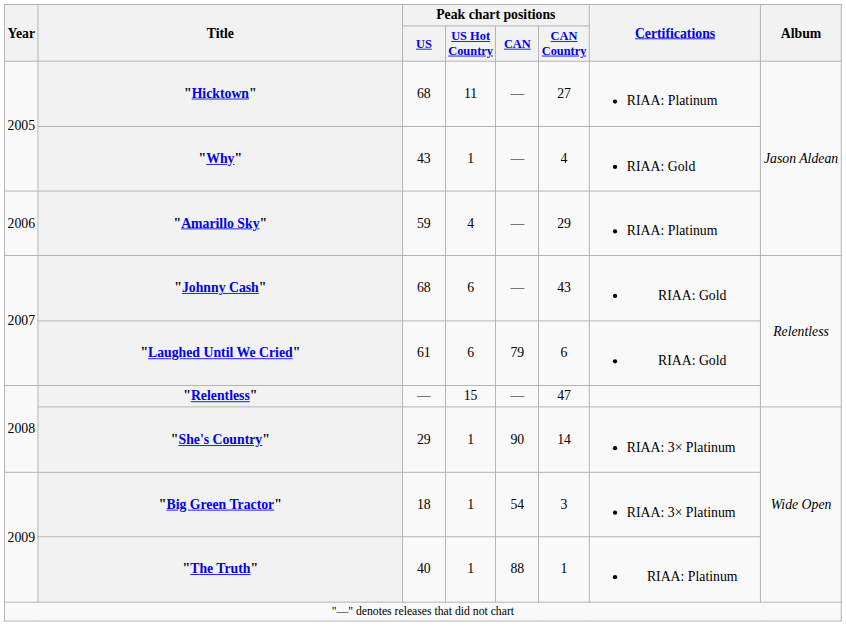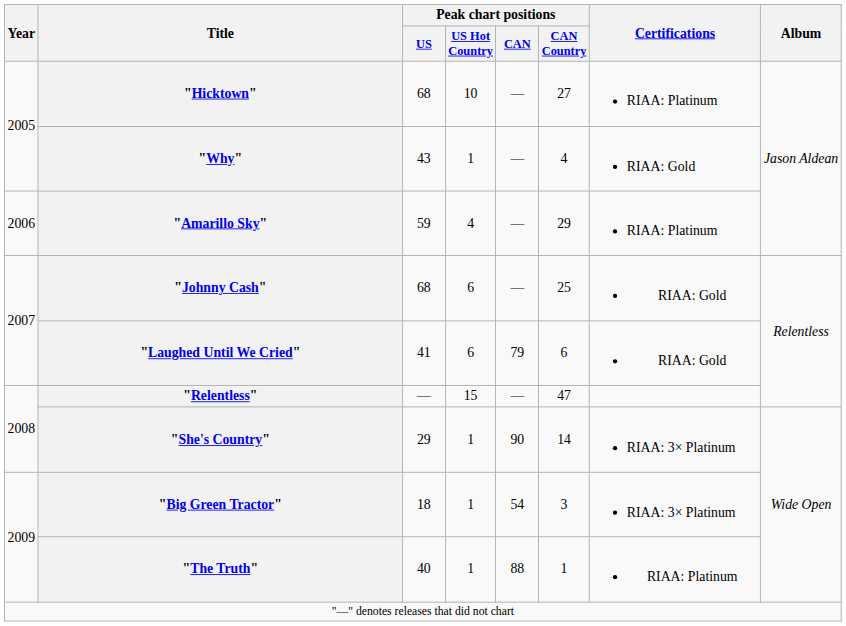(471, 93) 11 -> (471, 93) 10
(564, 288) 43 -> (564, 288) 25
(424, 353) 61 -> (424, 353) 41
